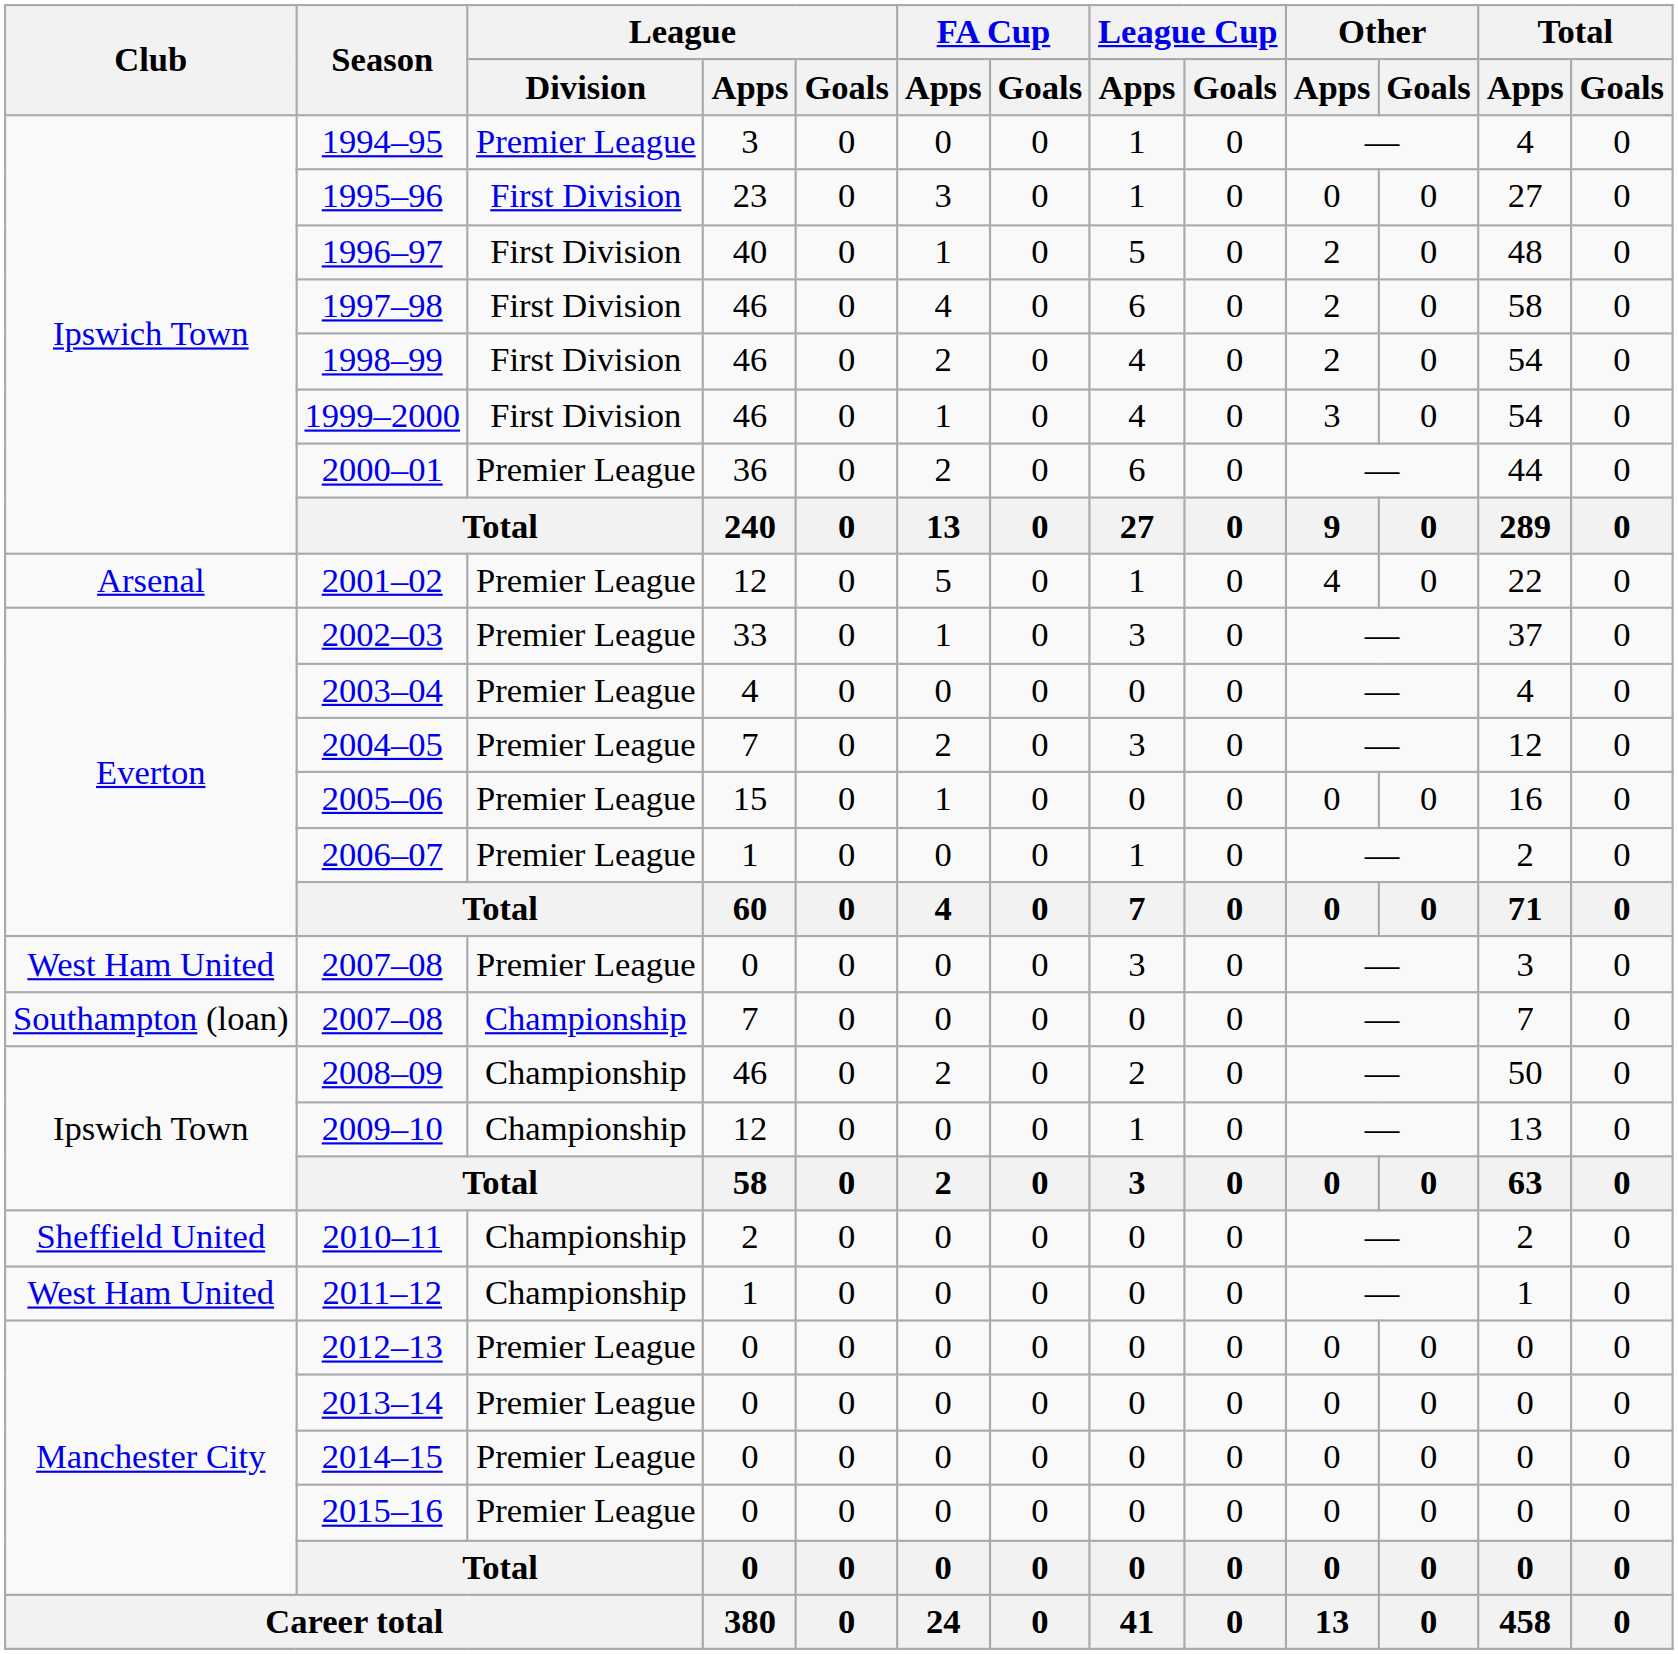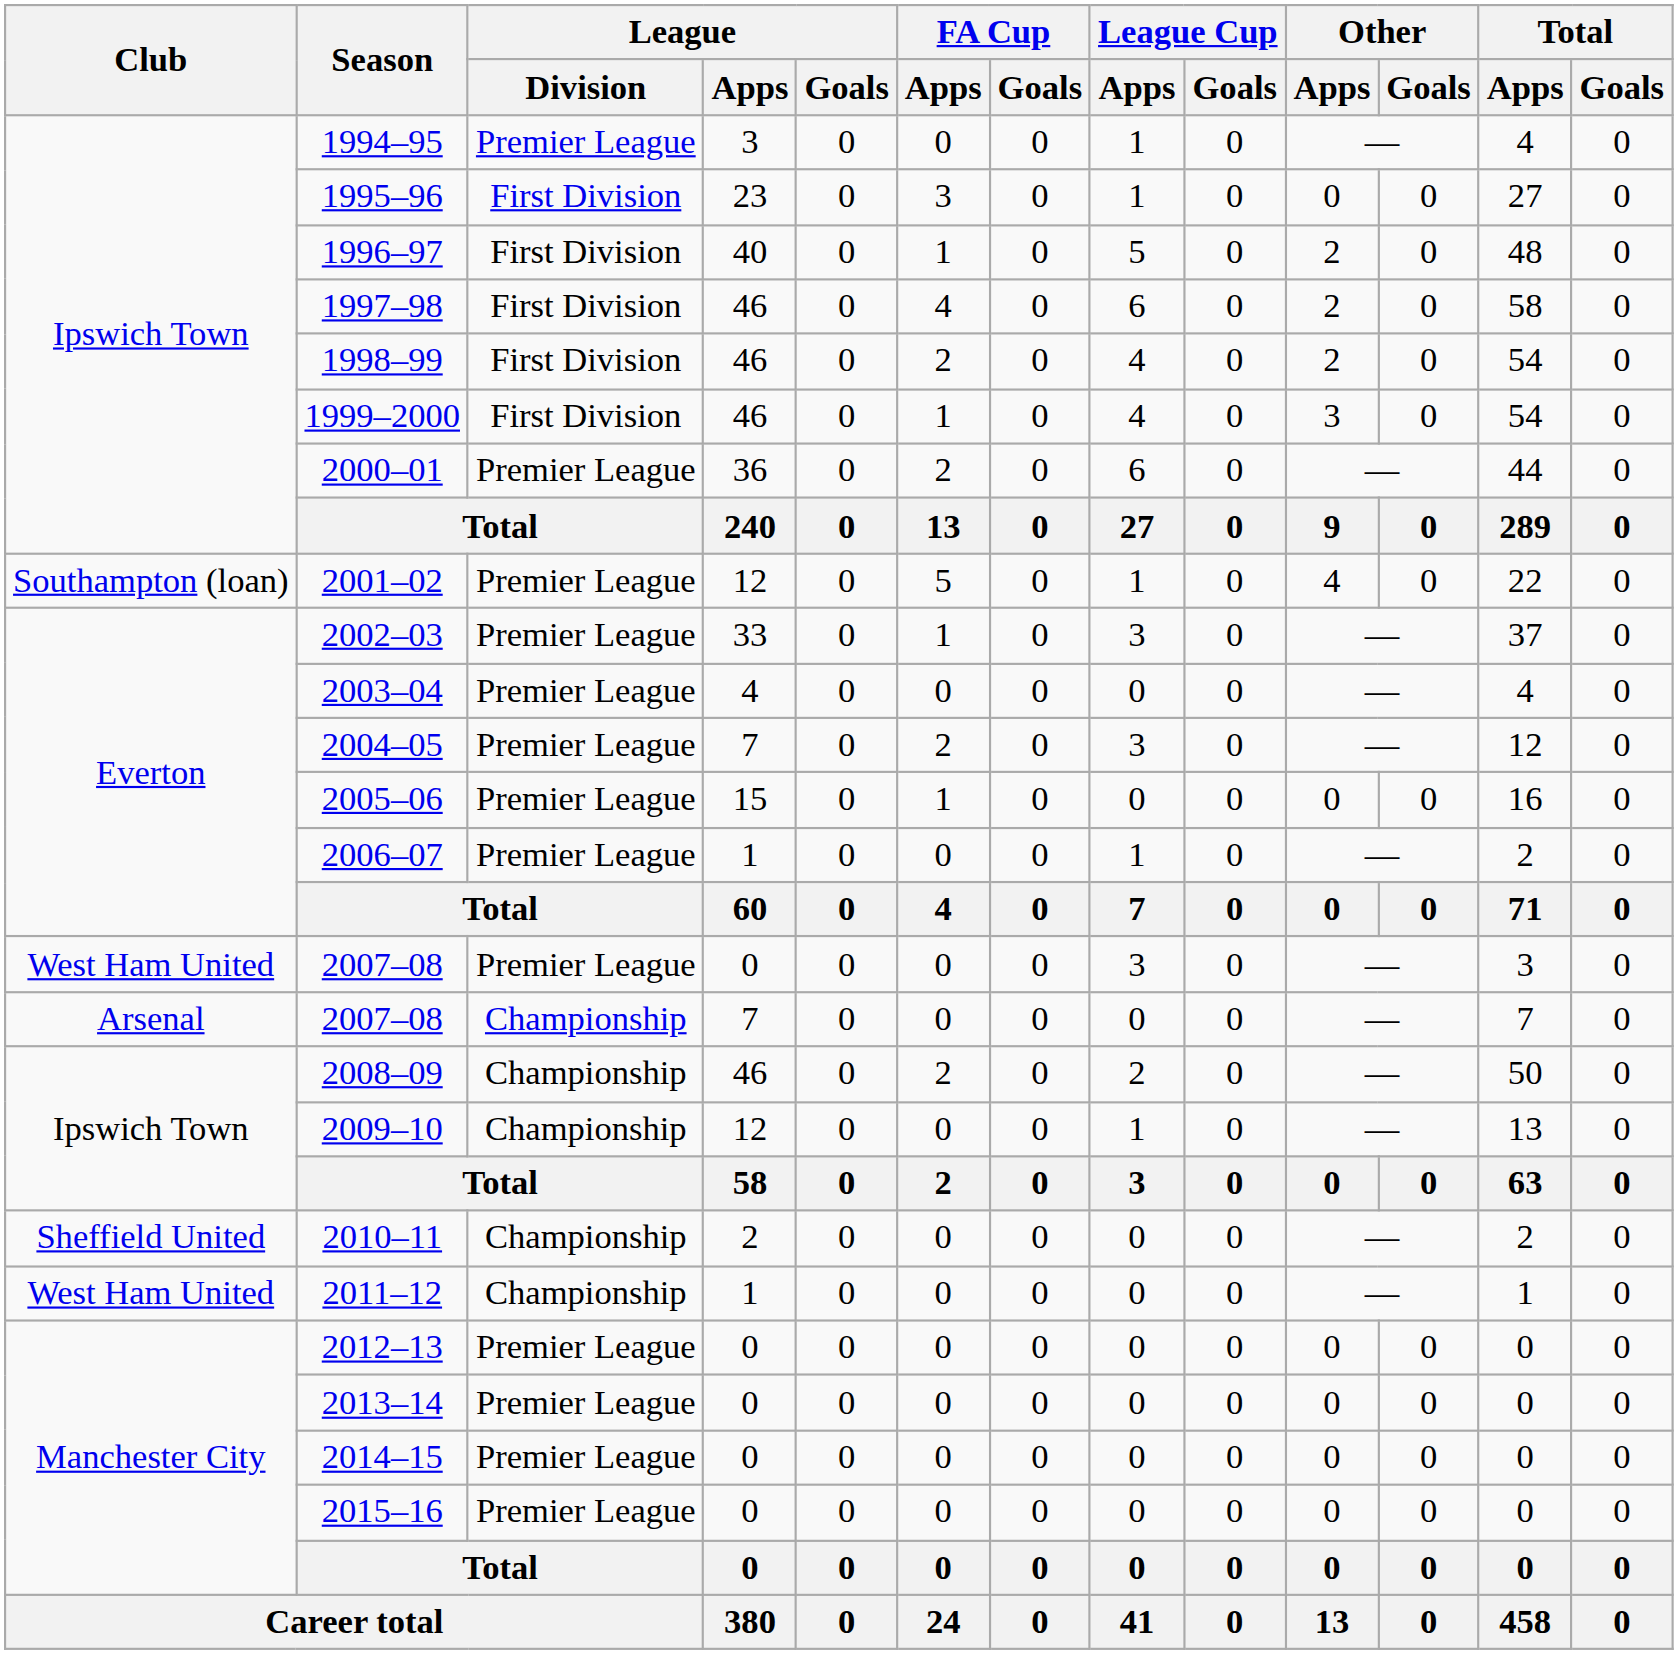(151, 580) Arsenal -> (151, 580) Southampton (loan)
(151, 1018) Southampton (loan) -> (151, 1018) Arsenal
